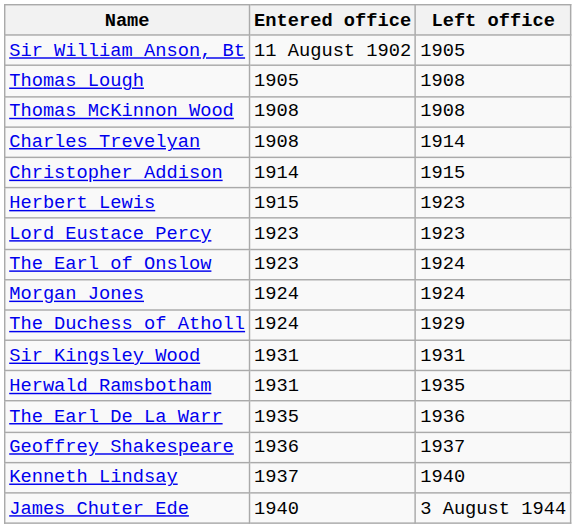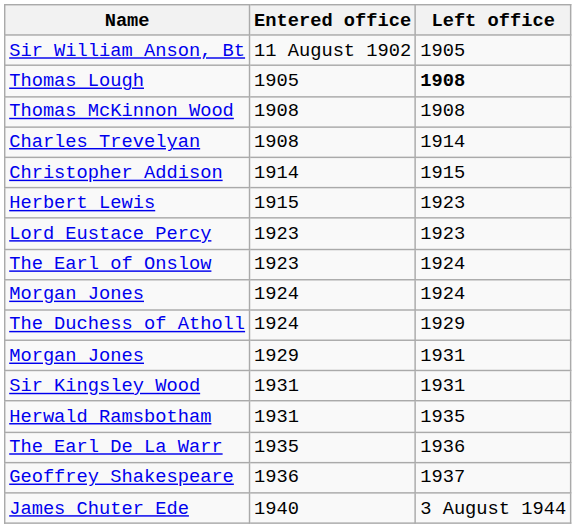(443, 81) normal -> (443, 81) bold
+ row: (77, 356)
- row: (93, 478)
